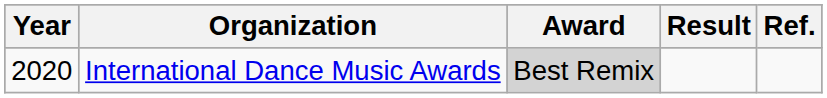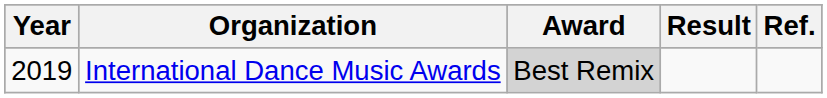(42, 69) 2020 -> (42, 69) 2019
